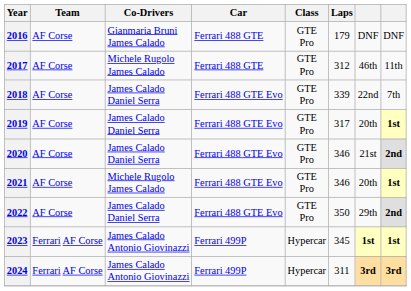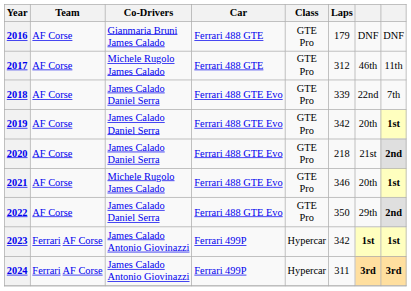(342, 124) 317 -> (342, 124) 342
(342, 154) 346 -> (342, 154) 218
(342, 242) 345 -> (342, 242) 342
